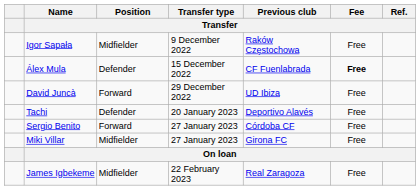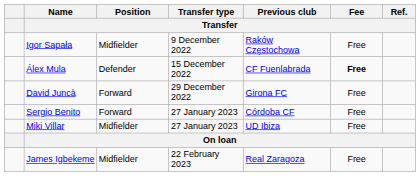(263, 92) UD Ibiza -> (266, 92) Girona FC
- row: (37, 111)
(266, 140) Girona FC -> (263, 126) UD Ibiza
